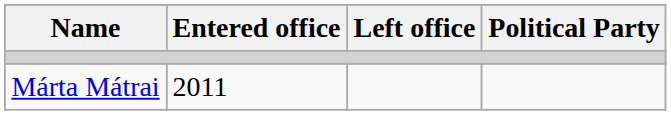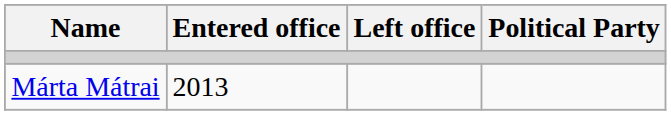(200, 86) 2011 -> (201, 86) 2013
